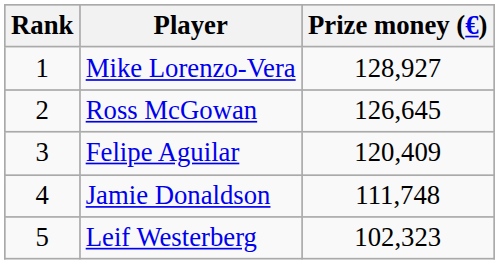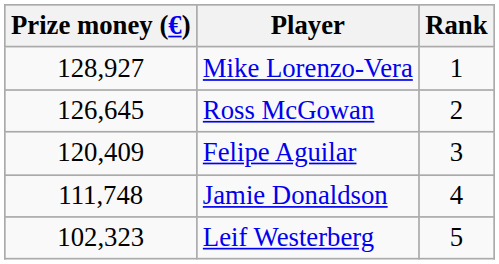columns swapped: (42, 25) <-> (398, 25)
